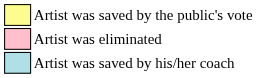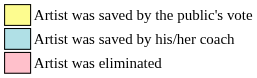rows swapped: (134, 62) <-> (98, 38)
